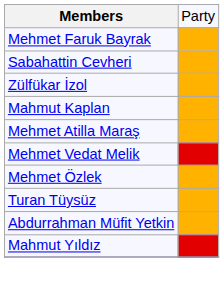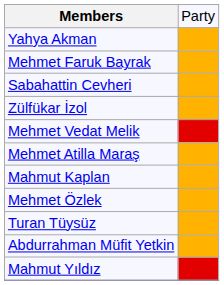+ row: (52, 39)
rows swapped: (59, 108) <-> (74, 154)
